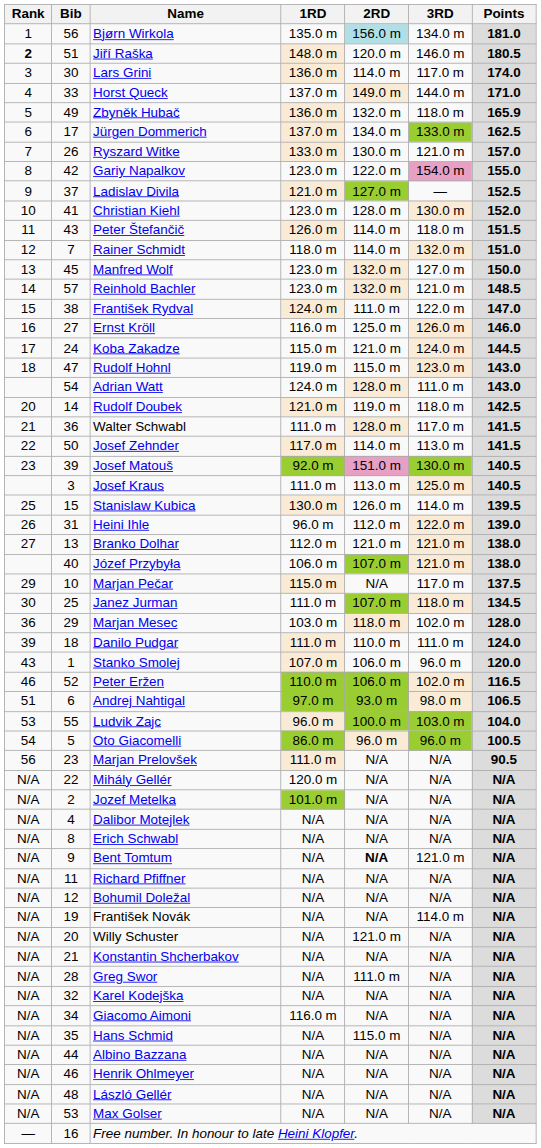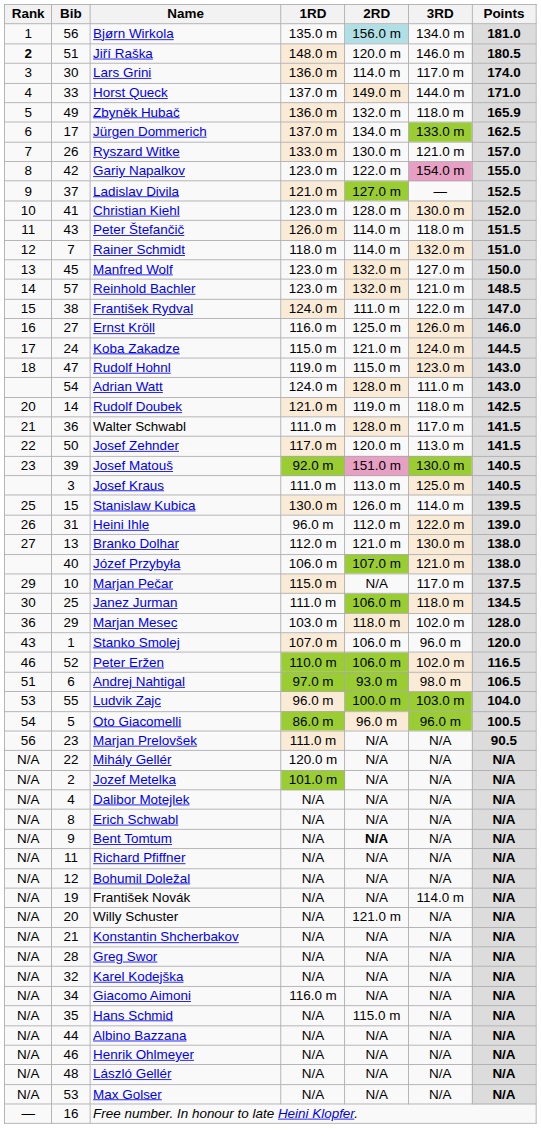(377, 446) 114.0 m -> (377, 446) 120.0 m
(440, 544) 121.0 m -> (440, 544) 130.0 m
(377, 603) 107.0 m -> (377, 603) 106.0 m
- row: (136, 642)
(440, 858) 121.0 m -> (440, 838) N/A
(377, 976) 111.0 m -> (377, 956) N/A
